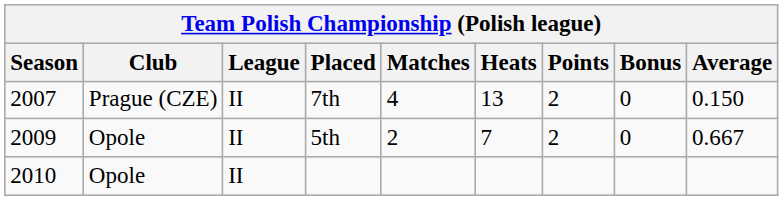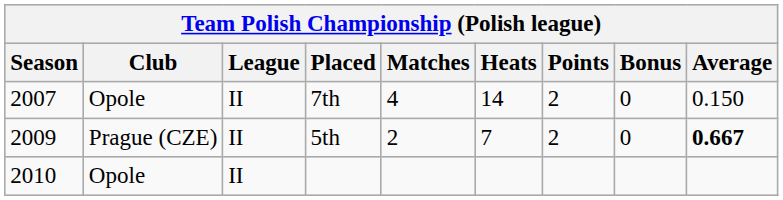(153, 99) Prague (CZE) -> (117, 99) Opole
(492, 99) 13 -> (492, 99) 14
(117, 137) Opole -> (153, 137) Prague (CZE)
(718, 137) normal -> (718, 137) bold
